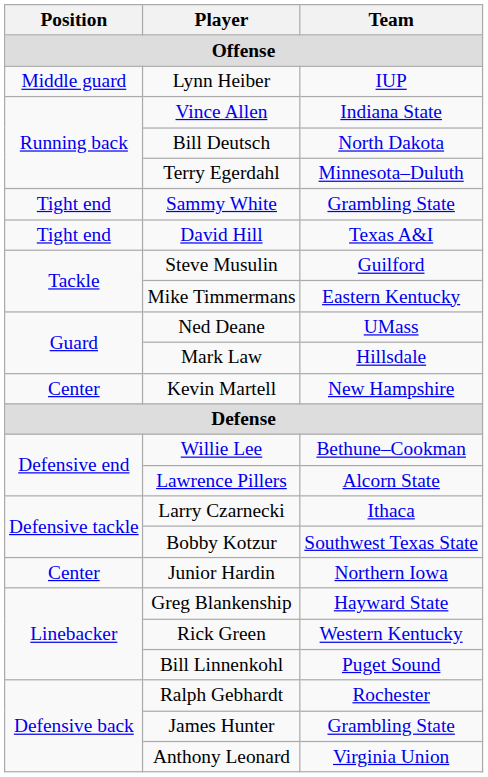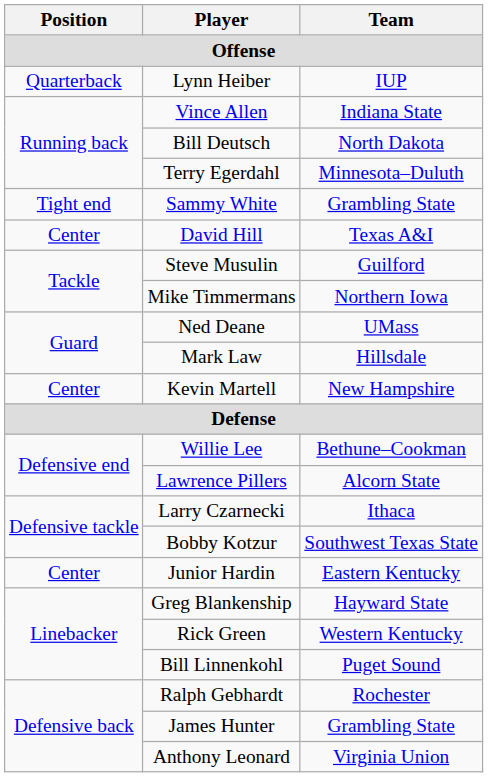(74, 81) Middle guard -> (74, 81) Quarterback
(74, 234) Tight end -> (74, 234) Center
(391, 296) Eastern Kentucky -> (391, 296) Northern Iowa
(391, 572) Northern Iowa -> (391, 572) Eastern Kentucky
